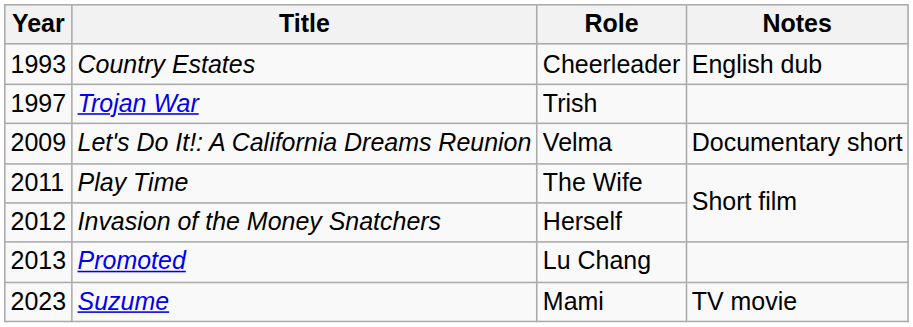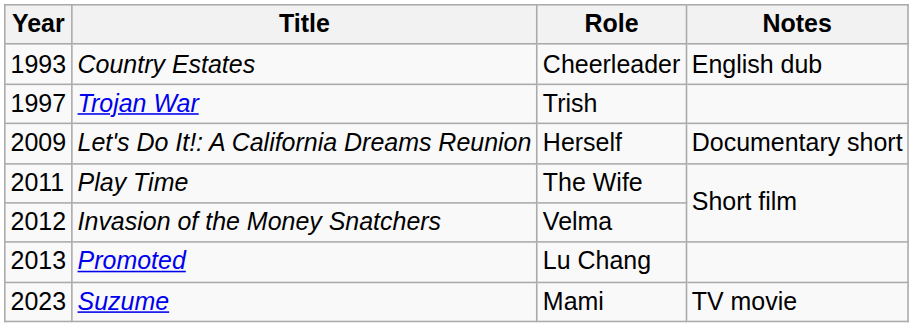(578, 143) Velma -> (582, 143) Herself
(582, 222) Herself -> (578, 222) Velma
